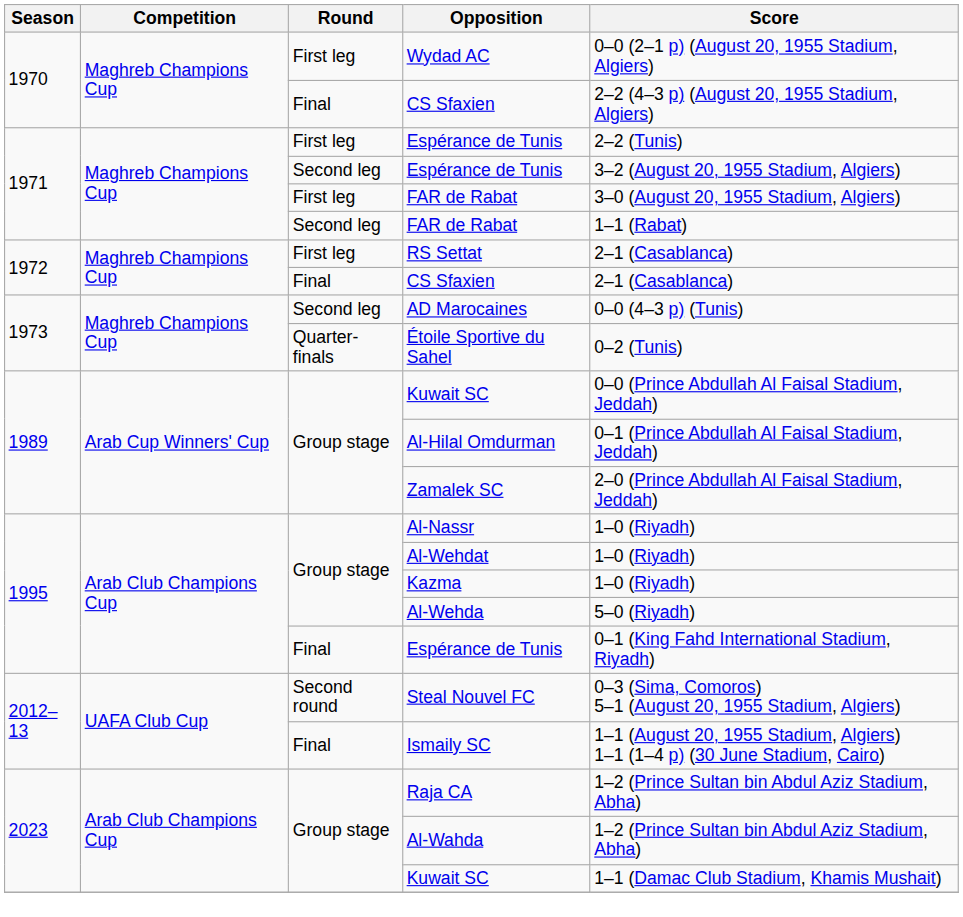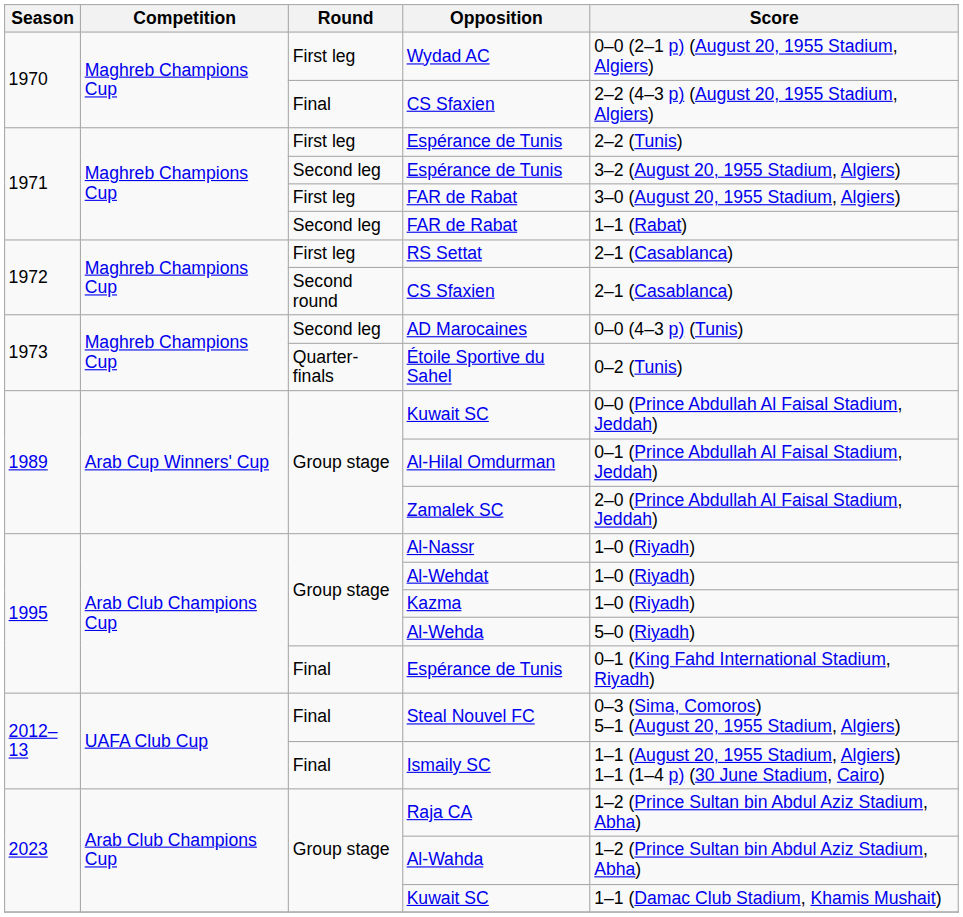(312, 281) Final -> (323, 291) Second round
(323, 697) Second round -> (312, 717) Final
